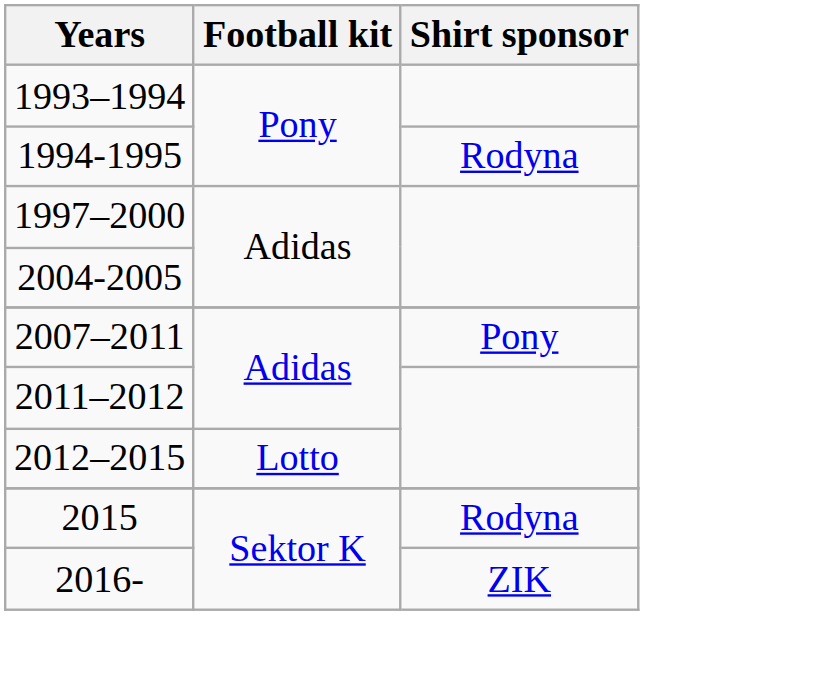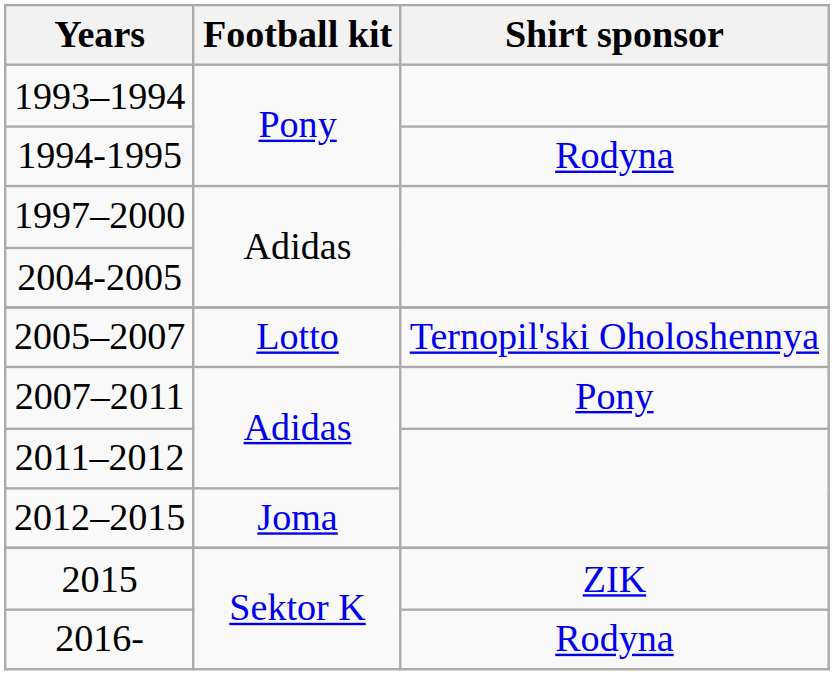+ row: (100, 336)
(298, 457) Lotto -> (298, 517) Joma
(519, 517) Rodyna -> (614, 578) ZIK
(519, 578) ZIK -> (614, 638) Rodyna
